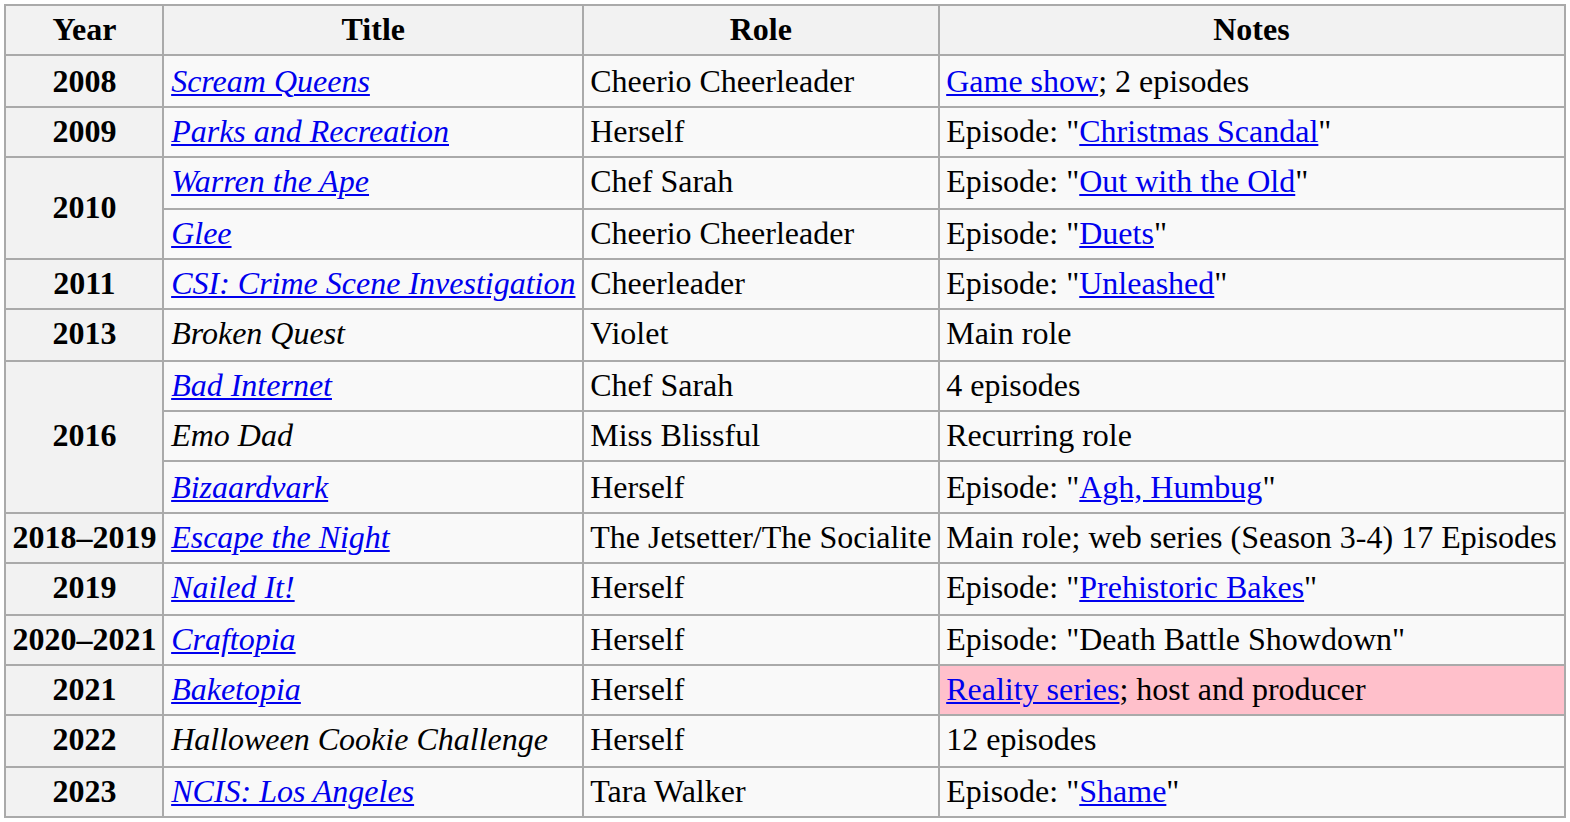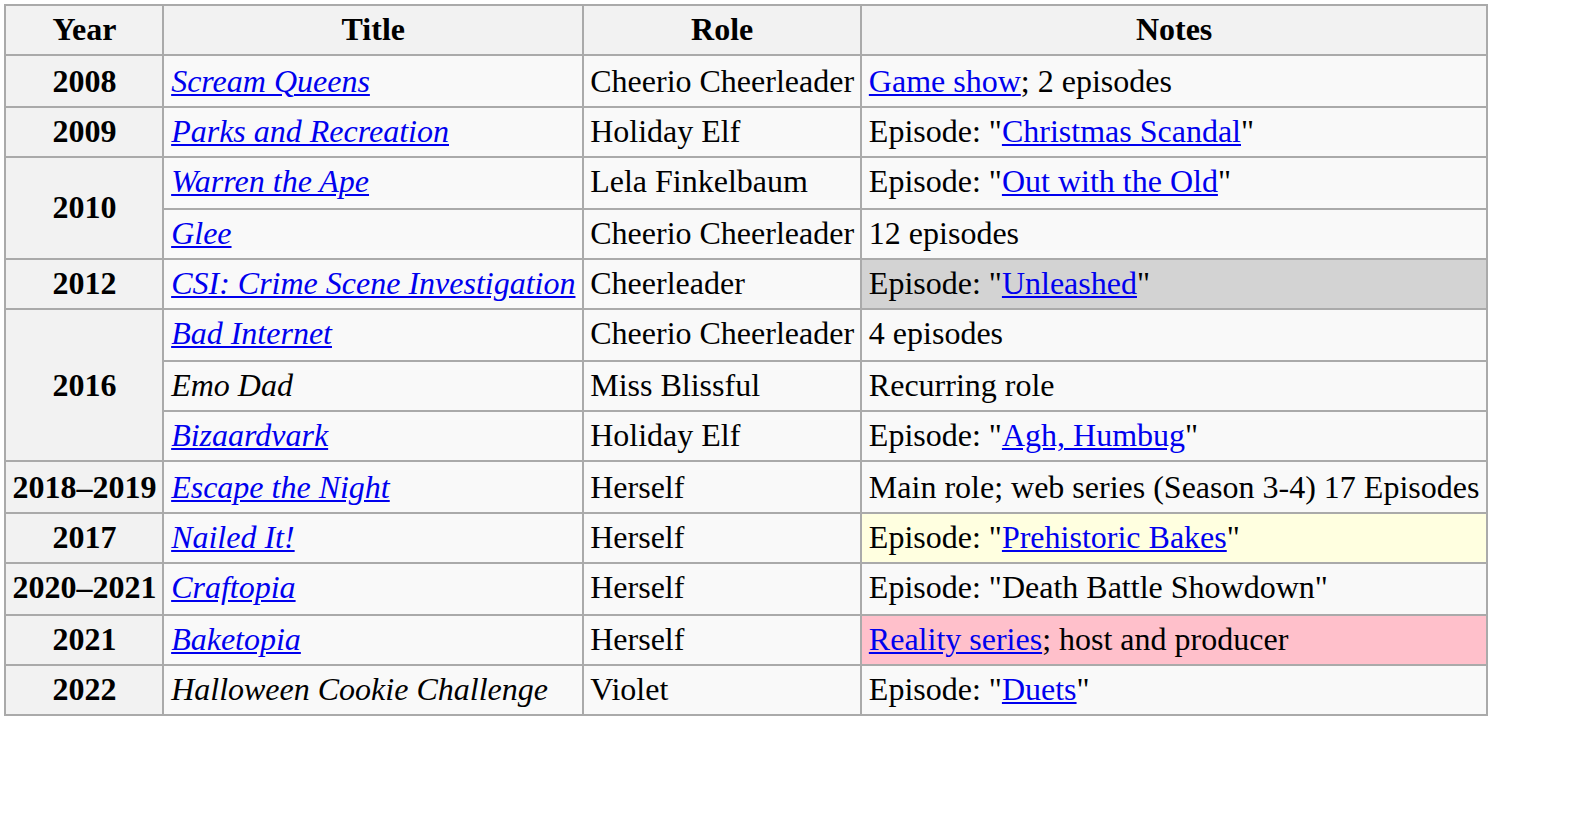(637, 131) Herself -> (665, 131) Holiday Elf
(662, 182) Chef Sarah -> (699, 182) Lela Finkelbaum
(1057, 232) Episode: "Duets" -> (944, 232) 12 episodes
(84, 283) 2011 -> (84, 283) 2012
(1087, 283) no background -> (1009, 283) lightgrey background
- row: (258, 334)
(662, 385) Chef Sarah -> (722, 334) Cheerio Cheerleader
(637, 486) Herself -> (665, 435) Holiday Elf
(761, 537) The Jetsetter/The Socialite -> (637, 486) Herself
(84, 588) 2019 -> (84, 537) 2017
(1132, 588) no background -> (1054, 537) lightyellow background
(637, 740) Herself -> (629, 689) Violet
(1021, 740) 12 episodes -> (979, 689) Episode: "Duets"
- row: (293, 791)
